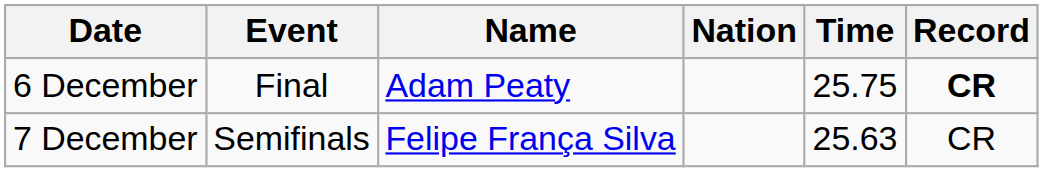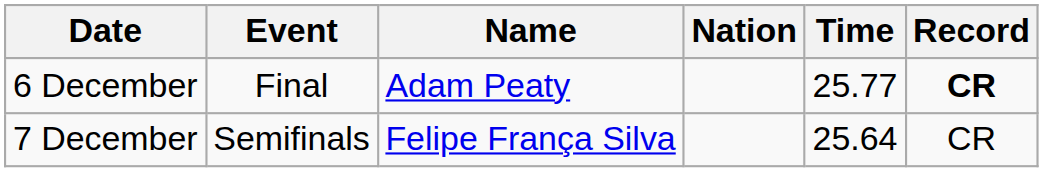(855, 85) 25.75 -> (855, 85) 25.77
(855, 138) 25.63 -> (855, 138) 25.64
